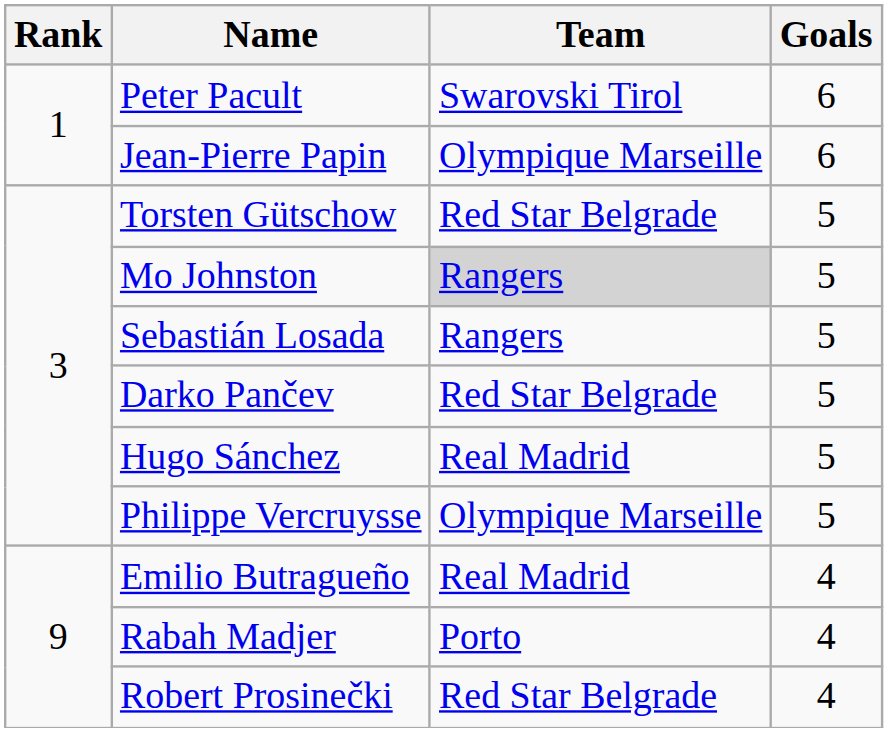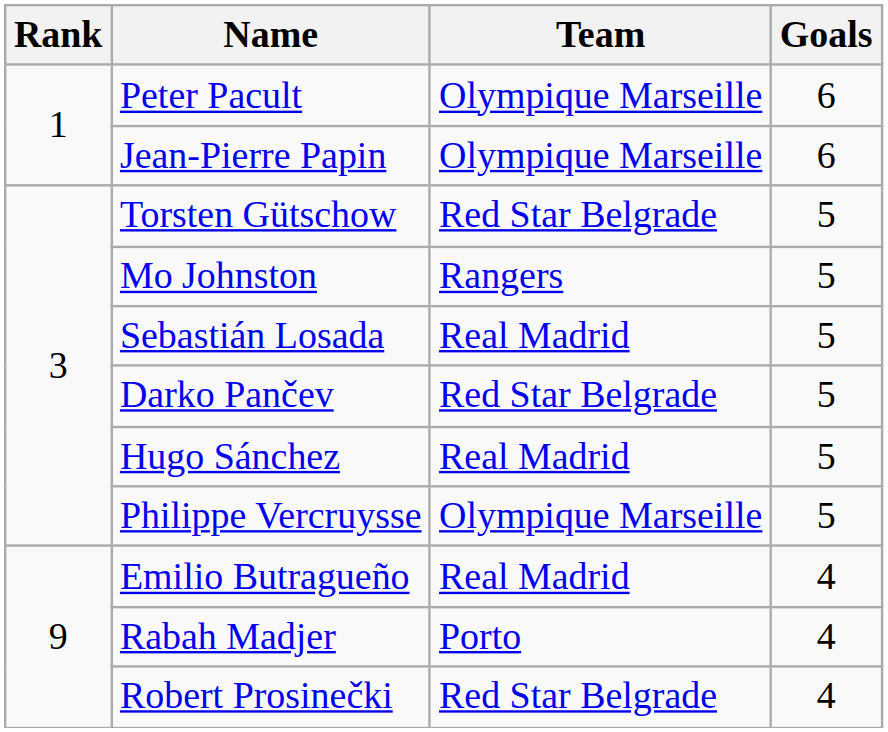(561, 94) Swarovski Tirol -> (601, 94) Olympique Marseille
(501, 275) lightgrey background -> (501, 275) no background
(501, 335) Rangers -> (534, 335) Real Madrid
